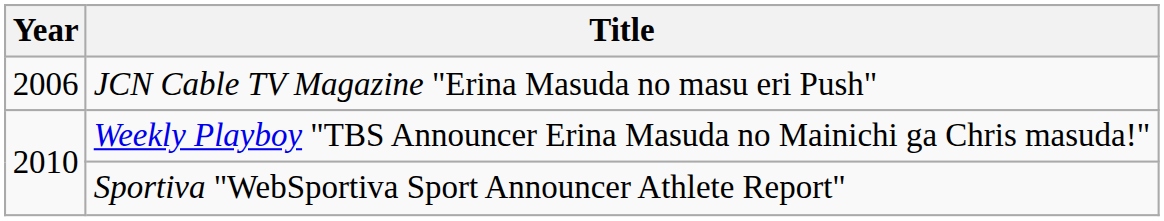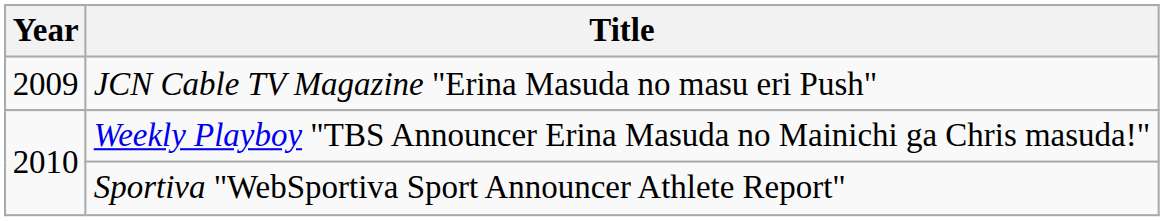(46, 82) 2006 -> (46, 82) 2009
